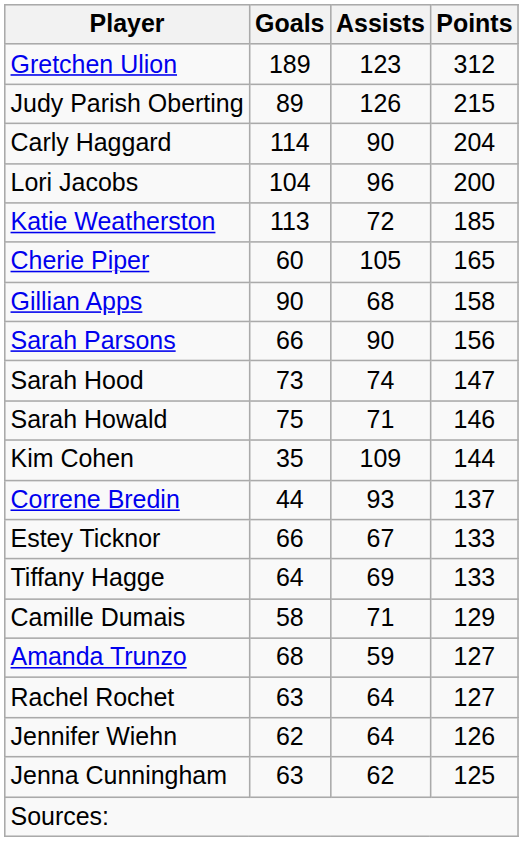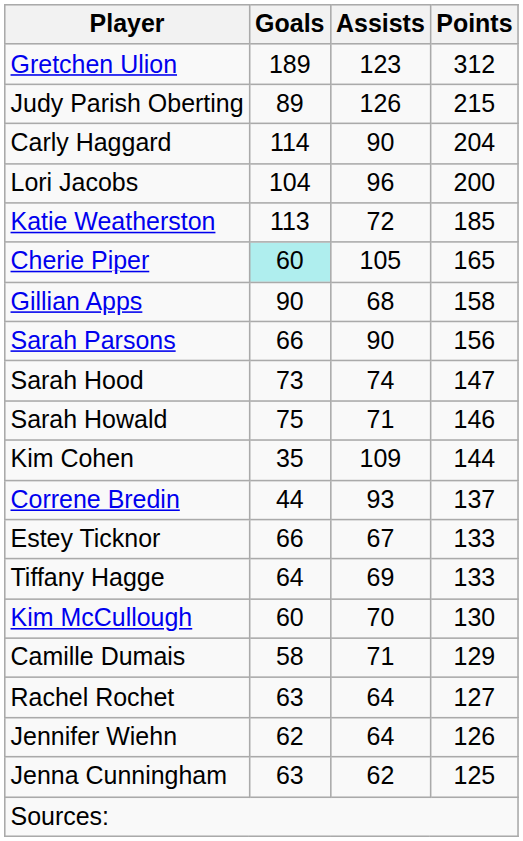(290, 261) no background -> (290, 261) paleturquoise background
+ row: (101, 618)
- row: (99, 657)
